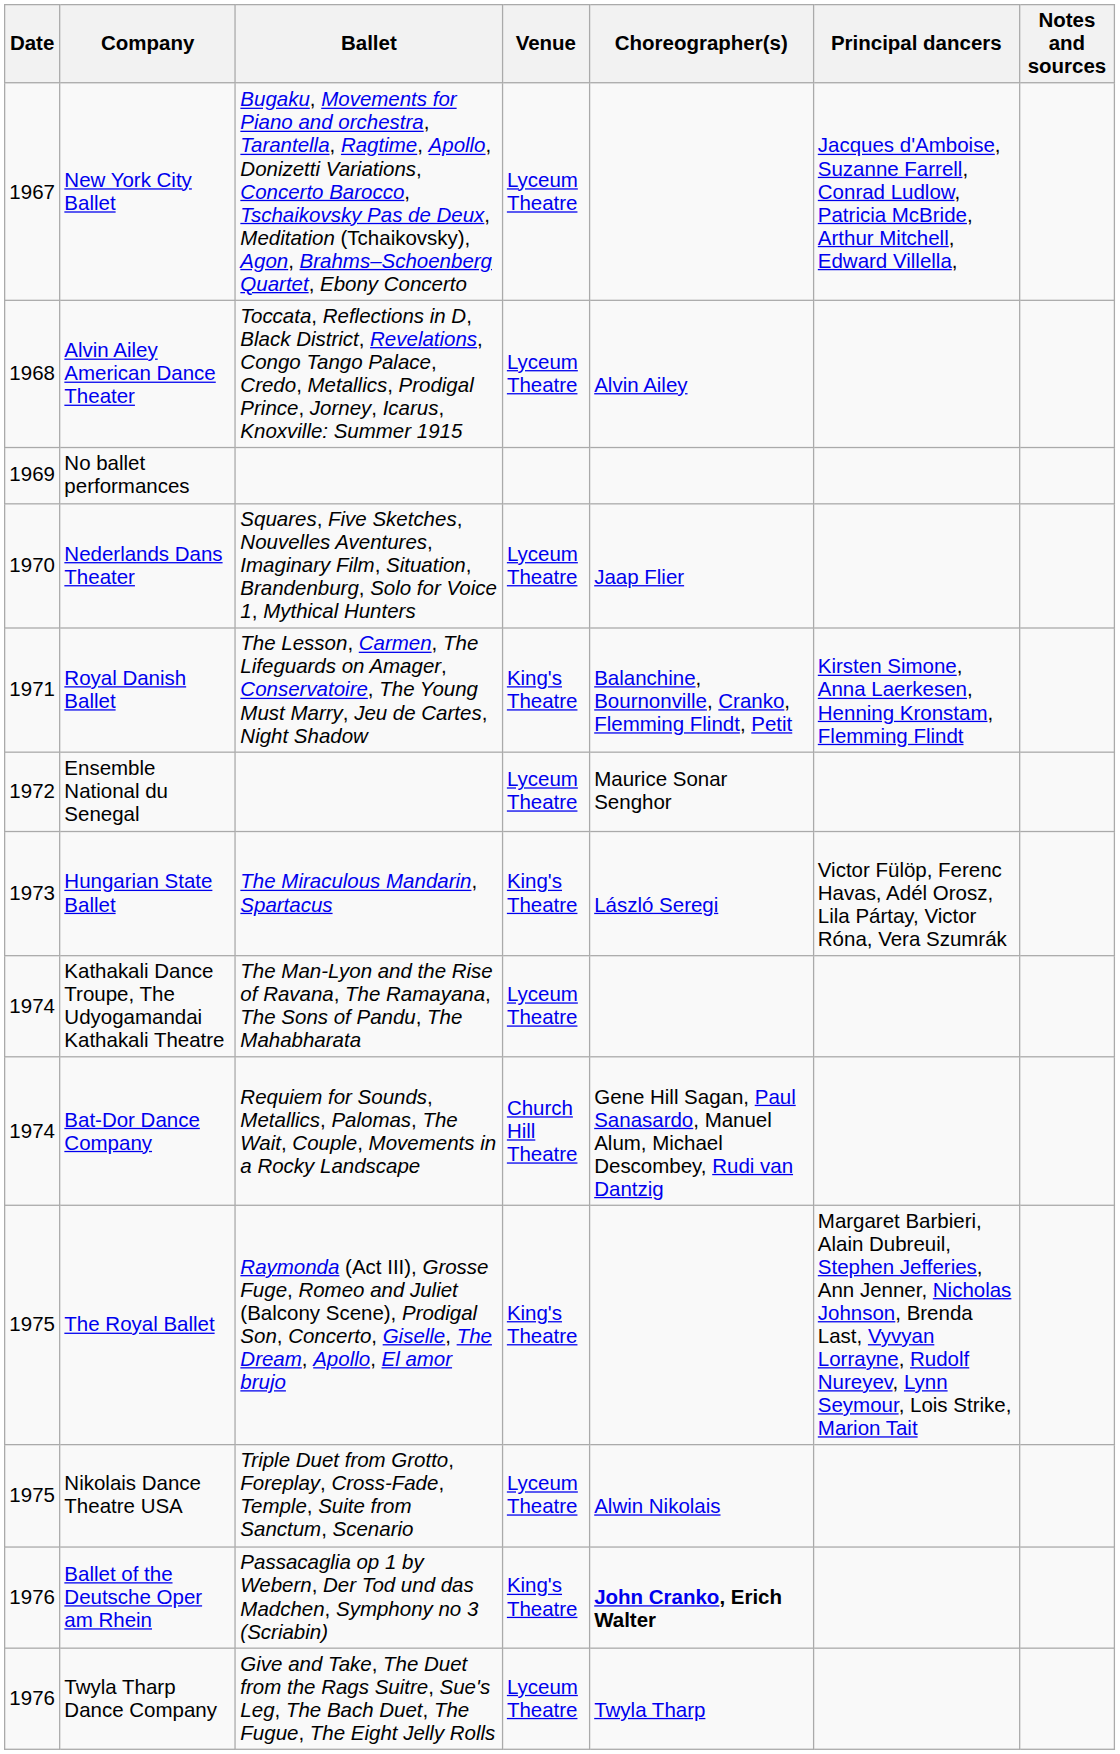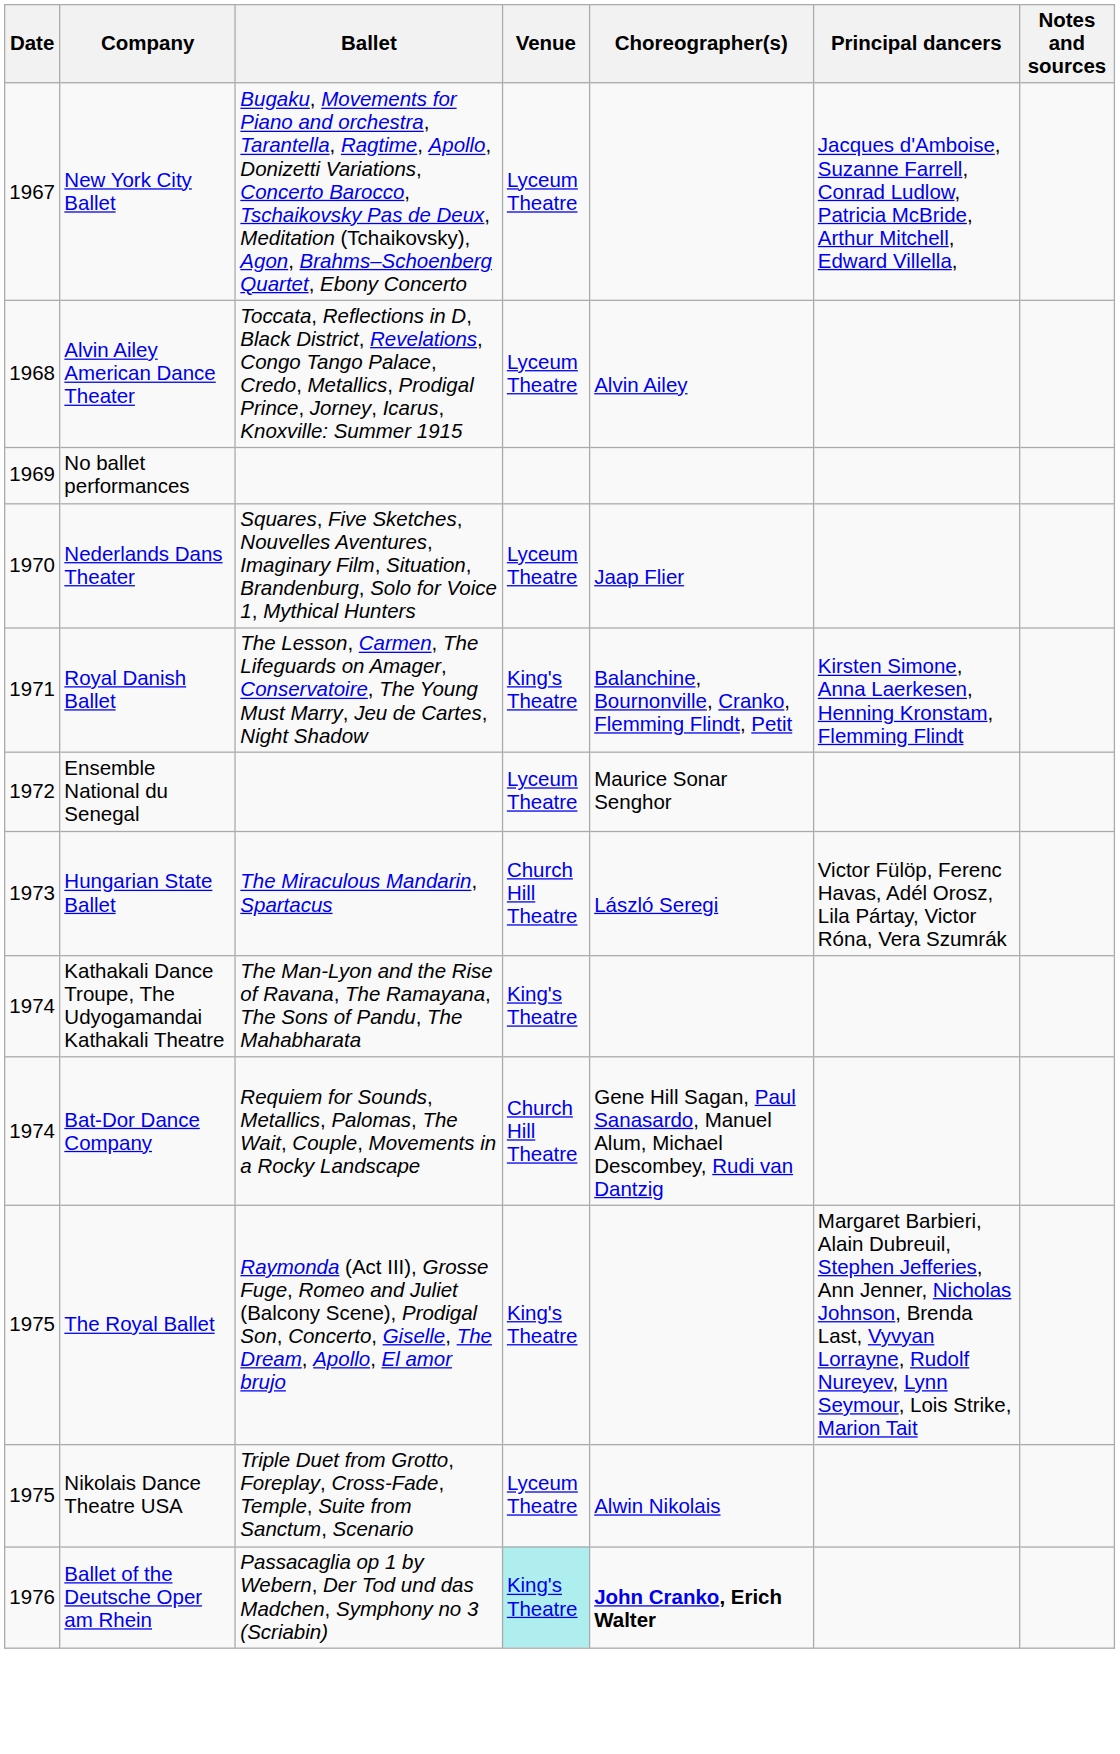(542, 893) King's Theatre -> (542, 893) Church Hill Theatre
(542, 1006) Lyceum Theatre -> (542, 1006) King's Theatre
(542, 1597) no background -> (542, 1597) paleturquoise background
- row: (141, 1698)
